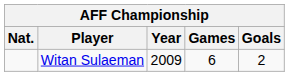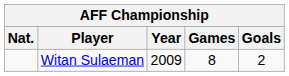(212, 60) 6 -> (212, 60) 8
